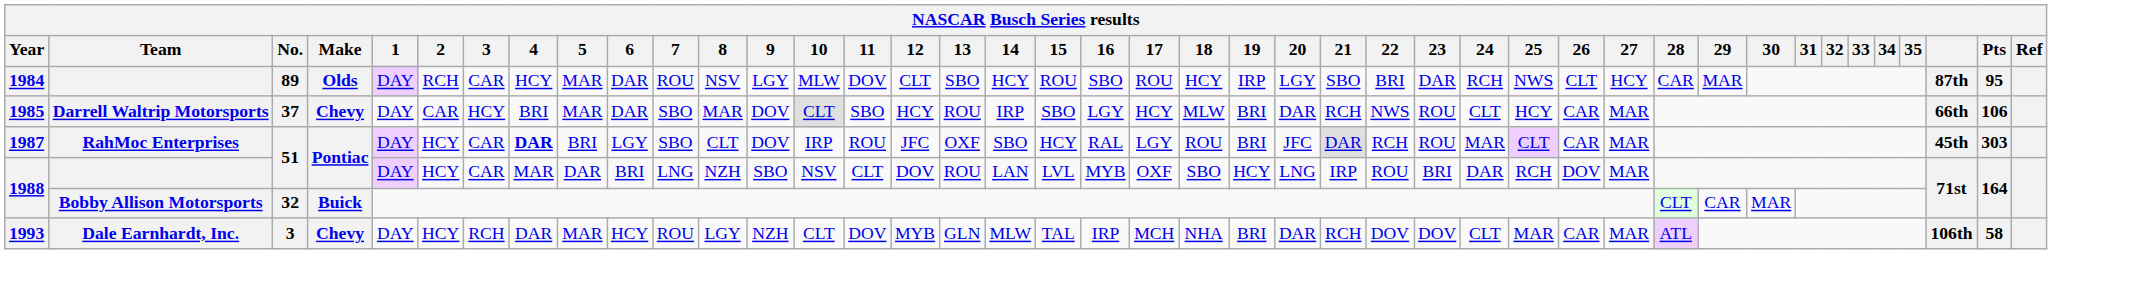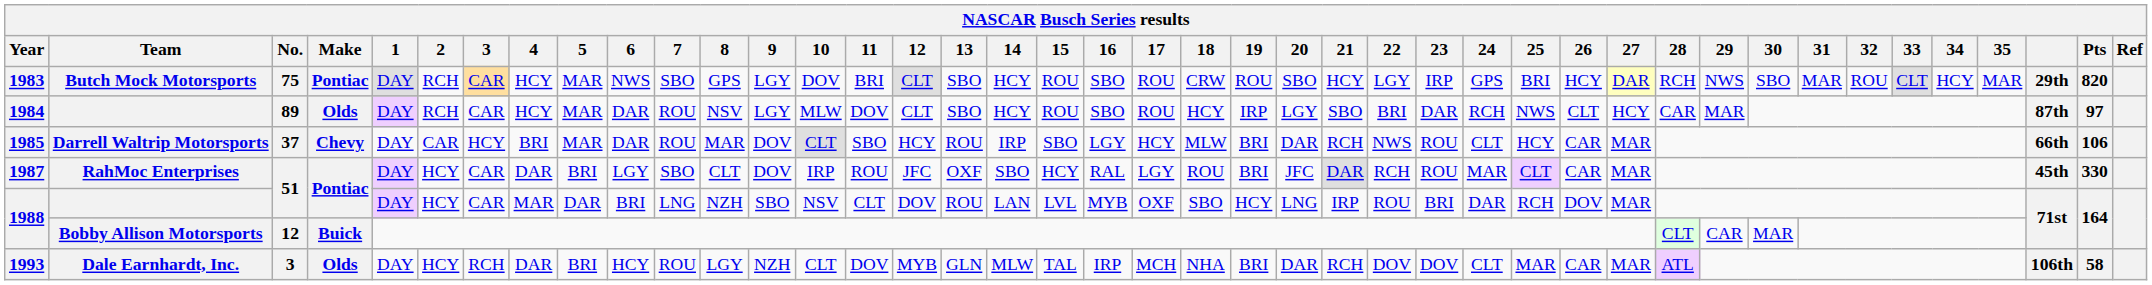+ row: (27, 80)
(1994, 80) 95 -> (2095, 111) 97
(675, 111) SBO -> (677, 141) ROU
(534, 141) bold -> (534, 172) normal
(1994, 141) 303 -> (2095, 172) 330
(290, 203) 32 -> (290, 233) 12
(340, 233) Chevy -> (340, 264) Olds
(582, 233) MAR -> (582, 264) BRI
